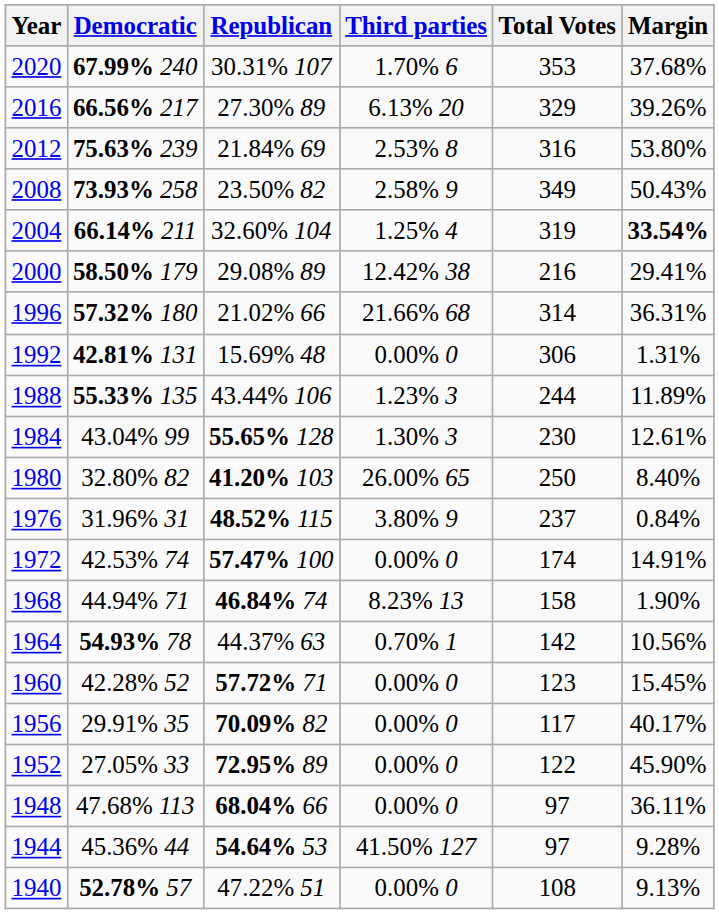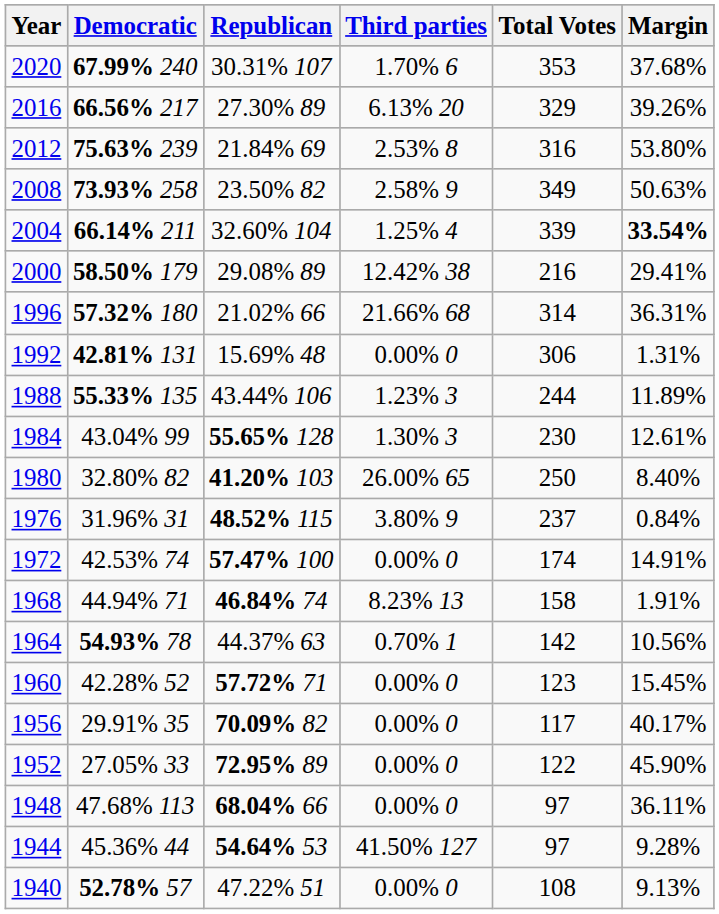(668, 189) 50.43% -> (668, 189) 50.63%
(557, 230) 319 -> (557, 230) 339
(668, 600) 1.90% -> (668, 600) 1.91%
